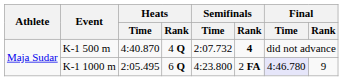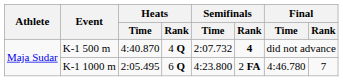(286, 67) lavender background -> (286, 67) no background
(323, 67) 9 -> (323, 67) 7
